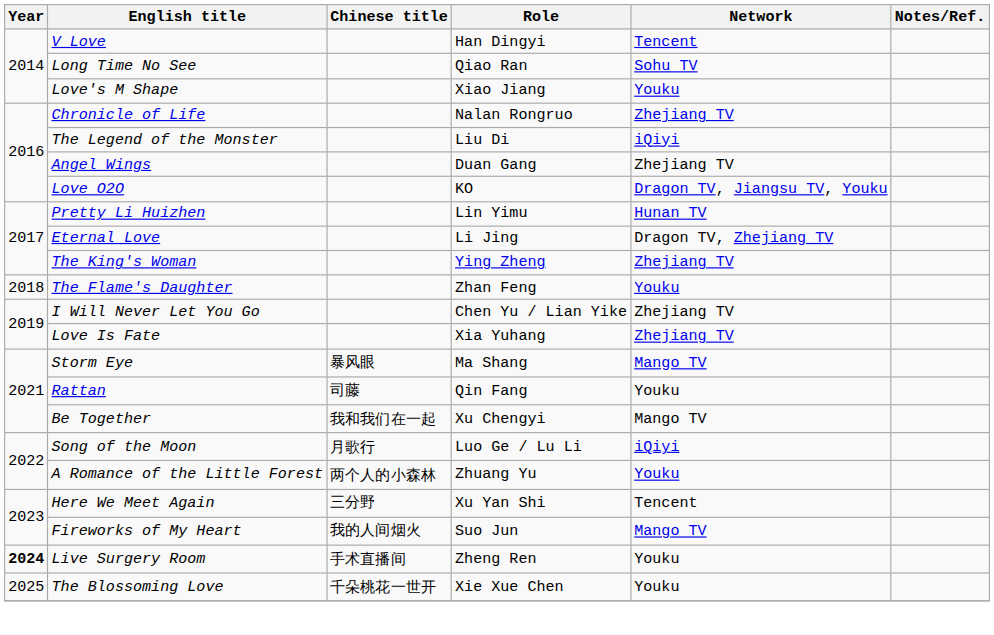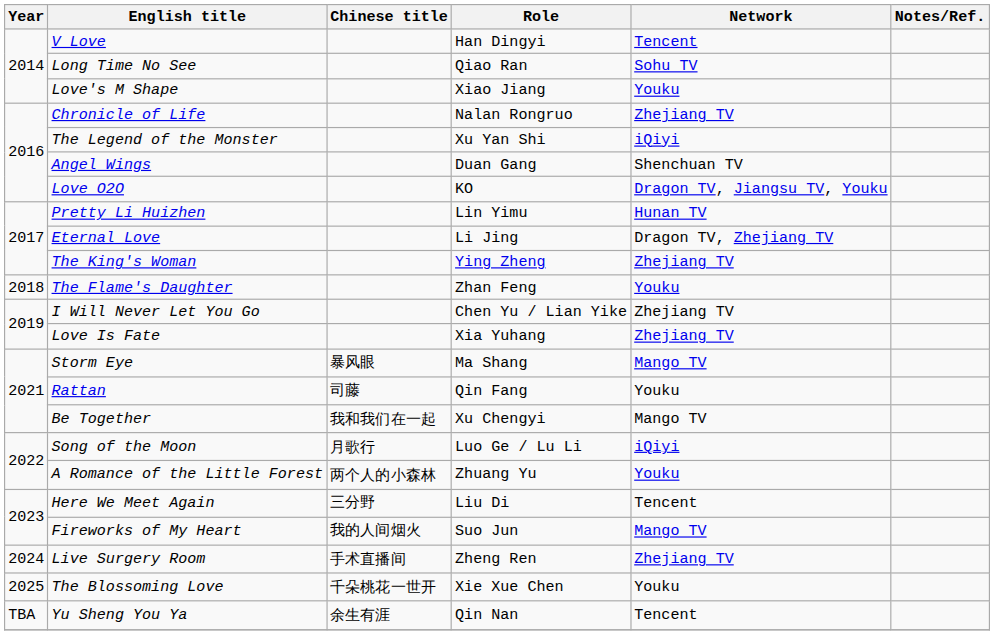(482, 140) Liu Di -> (500, 140) Xu Yan Shi
(684, 164) Zhejiang TV -> (688, 164) Shenchuan TV
(500, 503) Xu Yan Shi -> (482, 503) Liu Di
(26, 559) bold -> (26, 559) normal
(657, 559) Youku -> (684, 559) Zhejiang TV
+ row: (119, 615)
